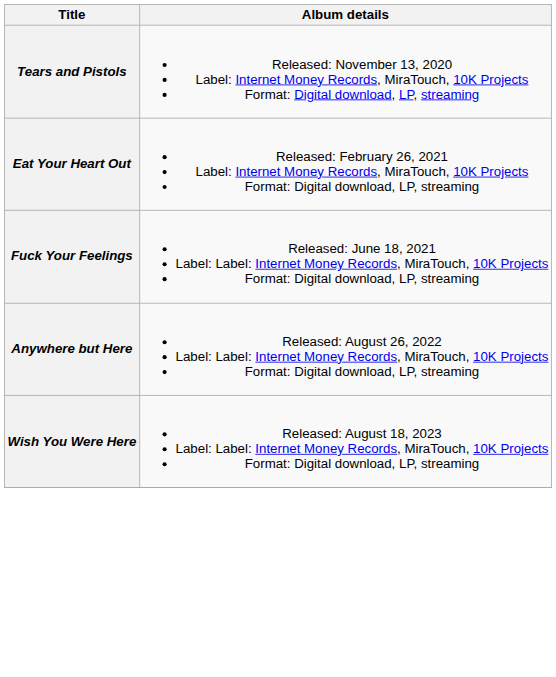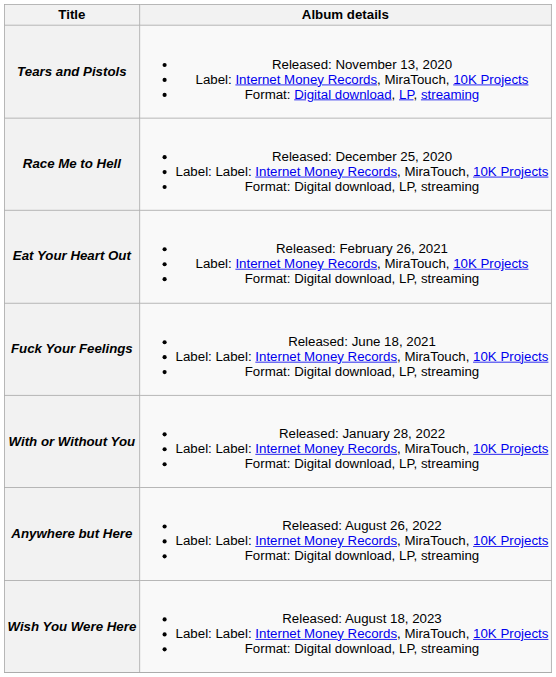+ row: (72, 164)
+ row: (72, 441)
